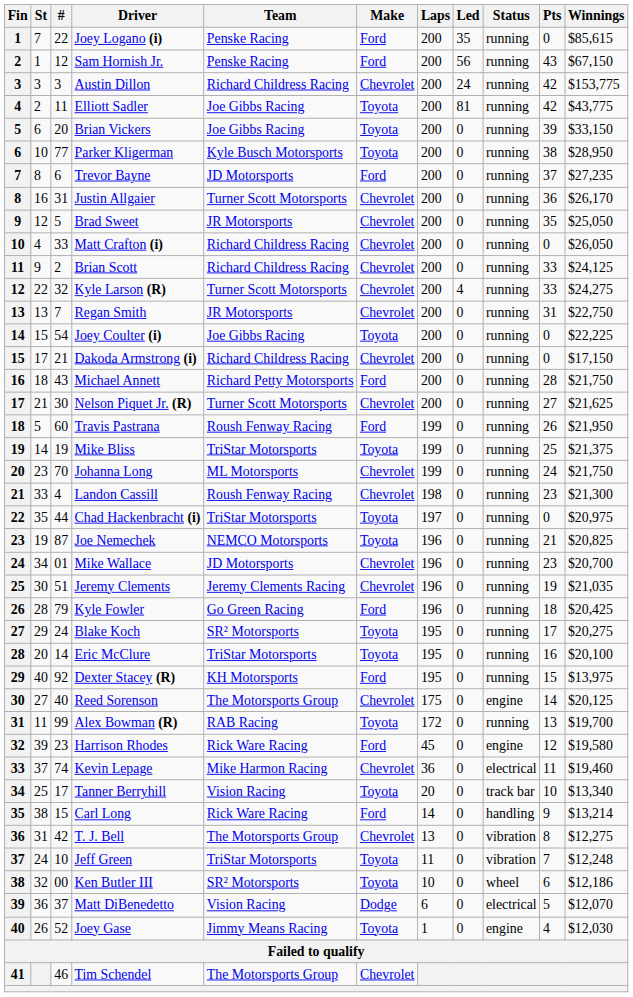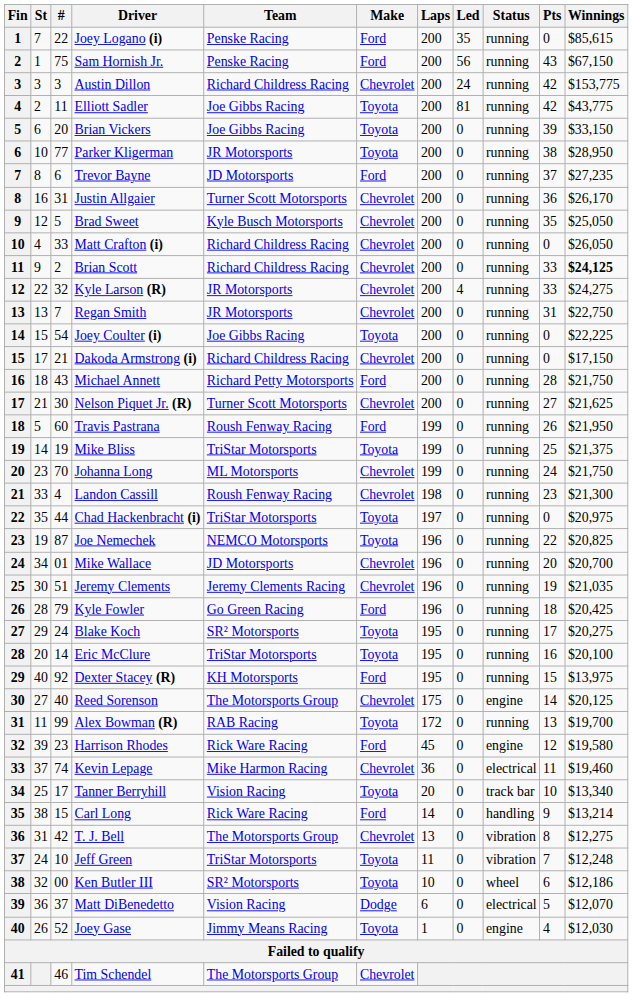(61, 61) 12 -> (61, 61) 75
(275, 152) Kyle Busch Motorsports -> (250, 152) JR Motorsports
(250, 221) JR Motorsports -> (275, 221) Kyle Busch Motorsports
(590, 266) normal -> (590, 266) bold
(277, 289) Turner Scott Motorsports -> (250, 289) JR Motorsports
(550, 540) 21 -> (550, 540) 22
(550, 563) 23 -> (550, 563) 20
